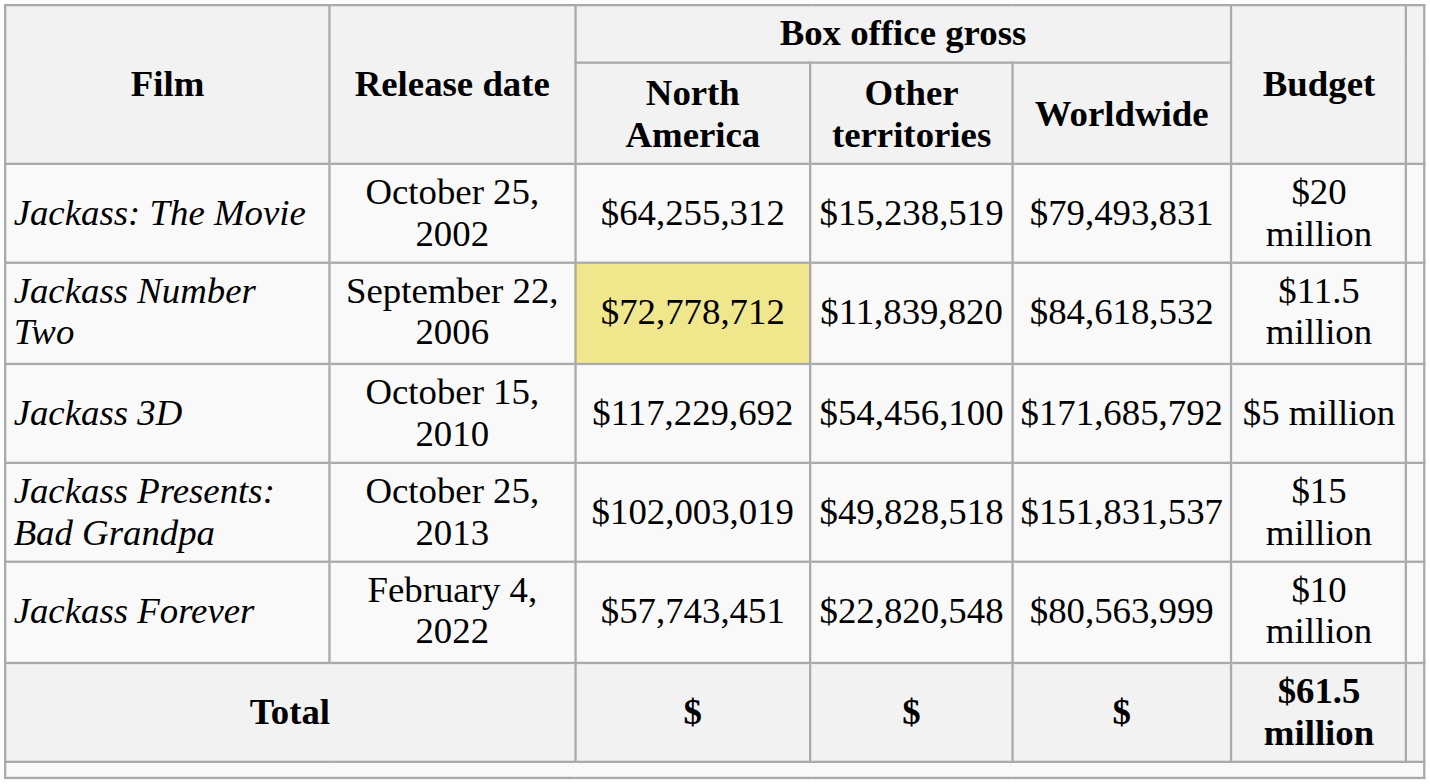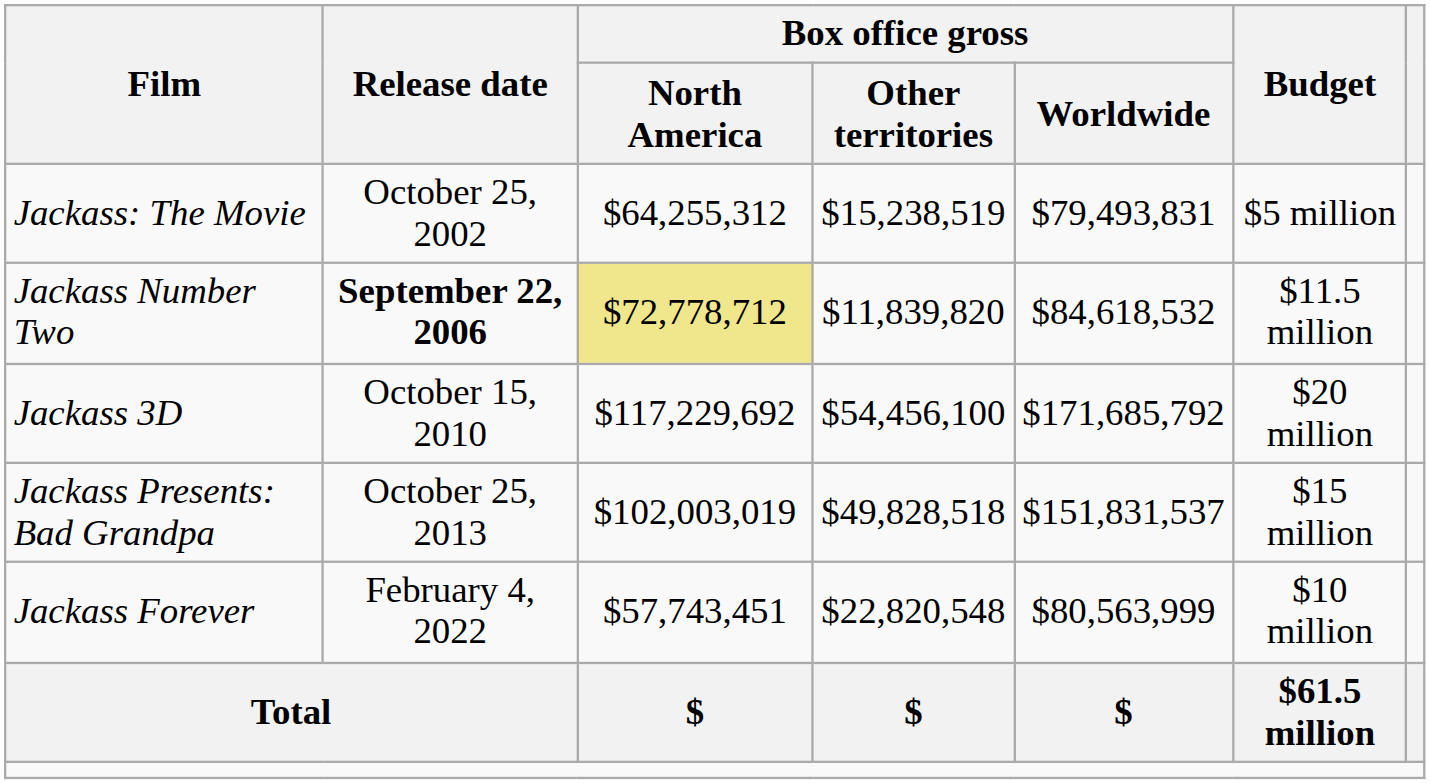(1319, 212) $20 million -> (1320, 212) $5 million
(452, 312) normal -> (450, 312) bold
(1319, 412) $5 million -> (1320, 412) $20 million
